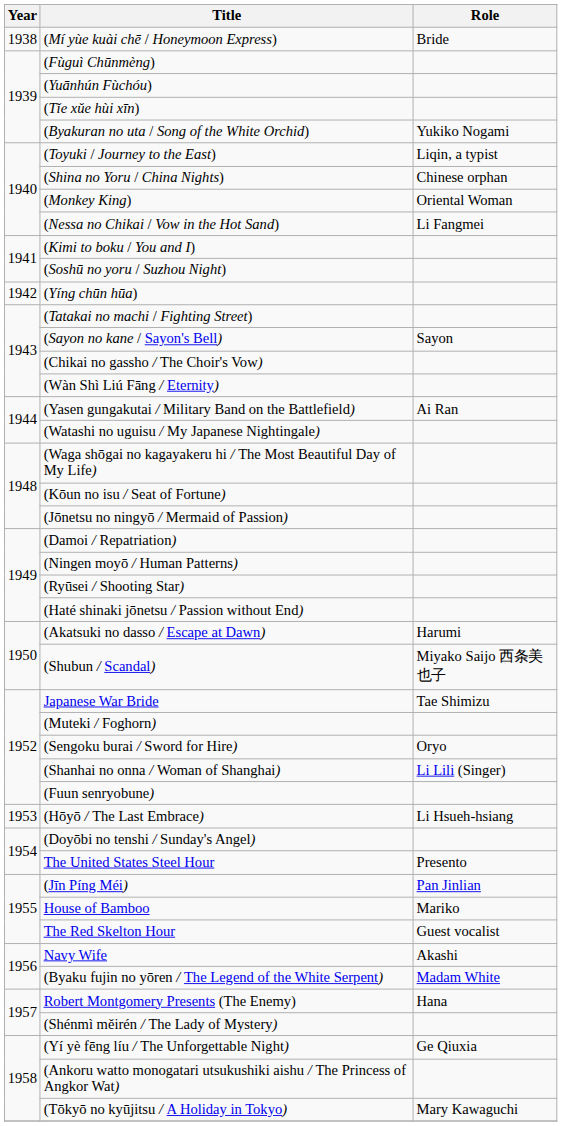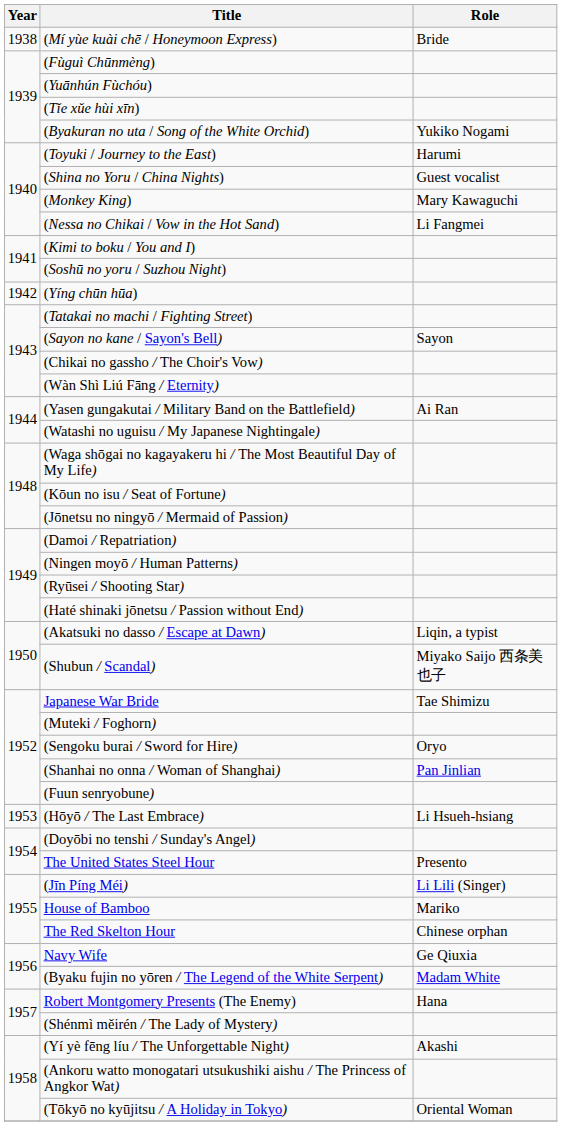(457, 154) Liqin, a typist -> (439, 154) Harumi
(462, 177) Chinese orphan -> (458, 177) Guest vocalist
(465, 200) Oriental Woman -> (467, 200) Mary Kawaguchi
(439, 632) Harumi -> (457, 632) Liqin, a typist
(461, 770) Li Lili (Singer) -> (449, 770) Pan Jinlian
(449, 885) Pan Jinlian -> (461, 885) Li Lili (Singer)
(458, 931) Guest vocalist -> (462, 931) Chinese orphan
(437, 954) Akashi -> (447, 954) Ge Qiuxia
(447, 1047) Ge Qiuxia -> (437, 1047) Akashi
(467, 1109) Mary Kawaguchi -> (465, 1109) Oriental Woman
